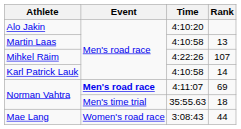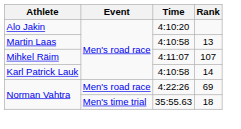(188, 57) 4:22:26 -> (174, 57) 4:11:07
(119, 87) bold -> (117, 87) normal
(188, 87) 4:11:07 -> (174, 87) 4:22:26
- row: (222, 117)
